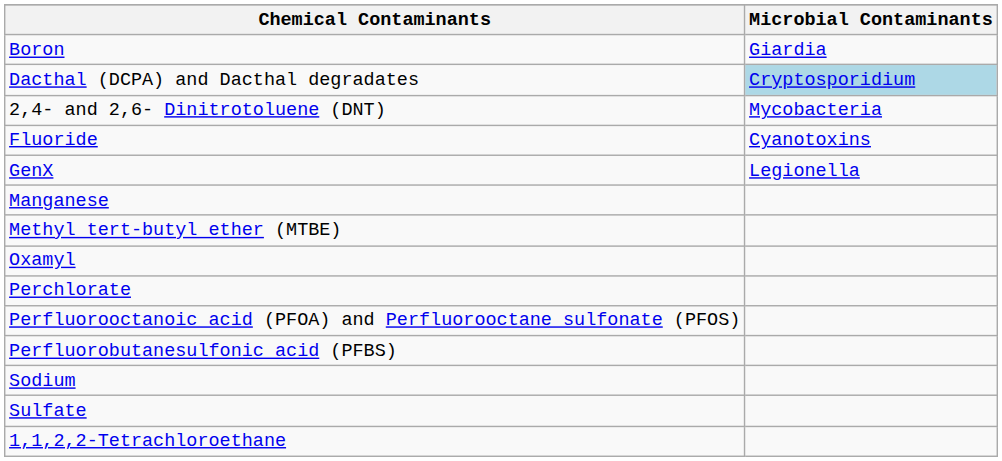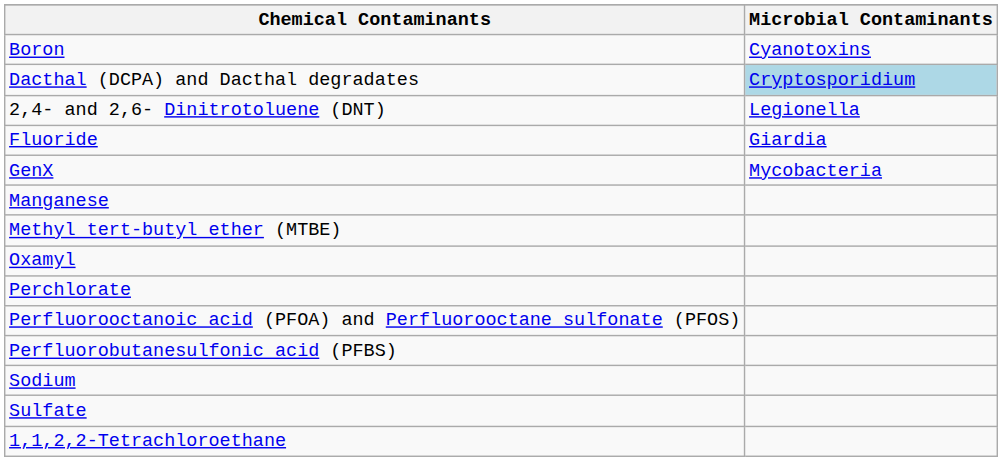(788, 50) Giardia -> (810, 50) Cyanotoxins
(816, 110) Mycobacteria -> (804, 110) Legionella
(810, 140) Cyanotoxins -> (788, 140) Giardia
(804, 170) Legionella -> (816, 170) Mycobacteria
